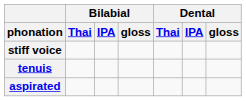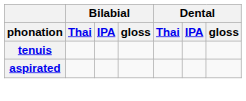- row: (35, 50)
